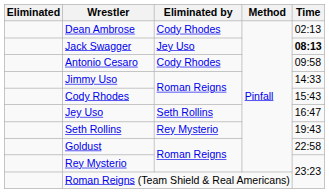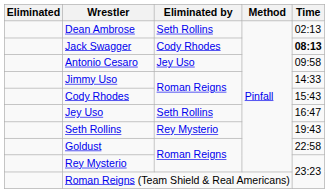(189, 29) Cody Rhodes -> (185, 29) Seth Rollins
(176, 46) Jey Uso -> (189, 46) Cody Rhodes
(189, 63) Cody Rhodes -> (176, 63) Jey Uso
